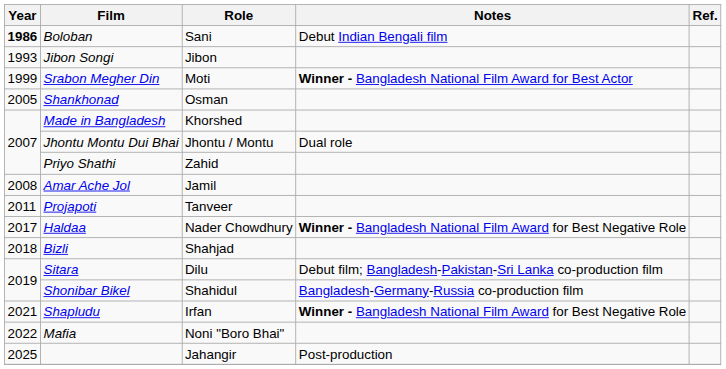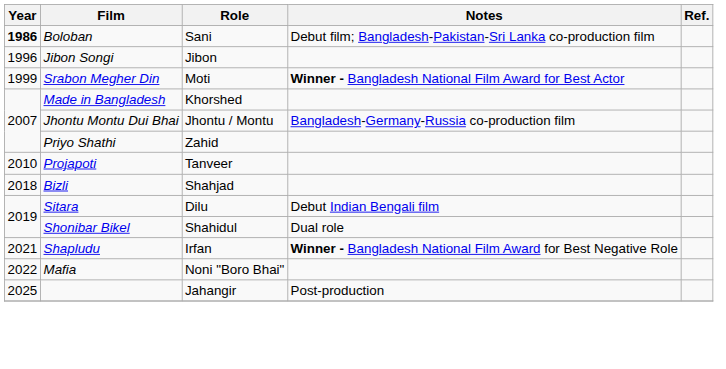(373, 36) Debut Indian Bengali film -> (473, 36) Debut film; Bangladesh-Pakistan-Sri Lanka co-production film
(22, 58) 1993 -> (22, 58) 1996
- row: (81, 100)
(326, 142) Dual role -> (433, 121) Bangladesh-Germany-Russia co-production film
- row: (87, 185)
(22, 206) 2011 -> (22, 163) 2010
- row: (65, 227)
(481, 269) Debut film; Bangladesh-Pakistan-Sri Lanka co-production film -> (365, 206) Debut Indian Bengali film
(441, 290) Bangladesh-Germany-Russia co-production film -> (317, 227) Dual role
